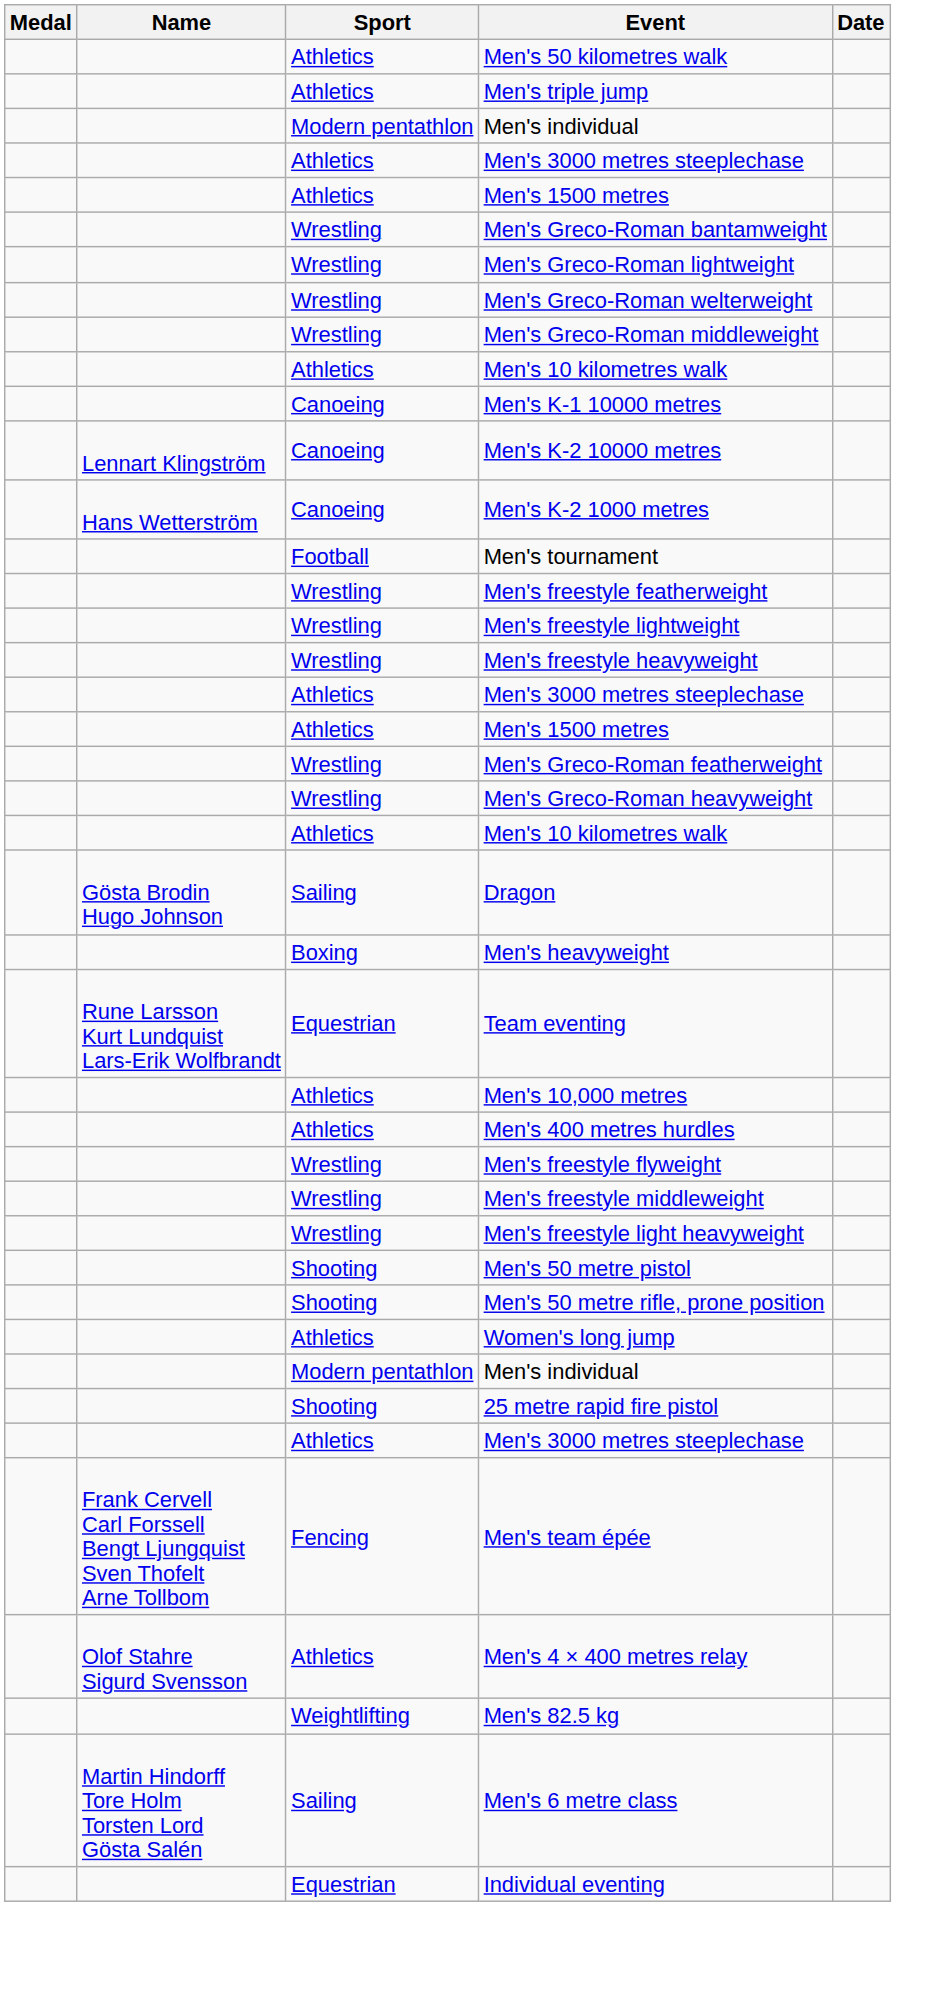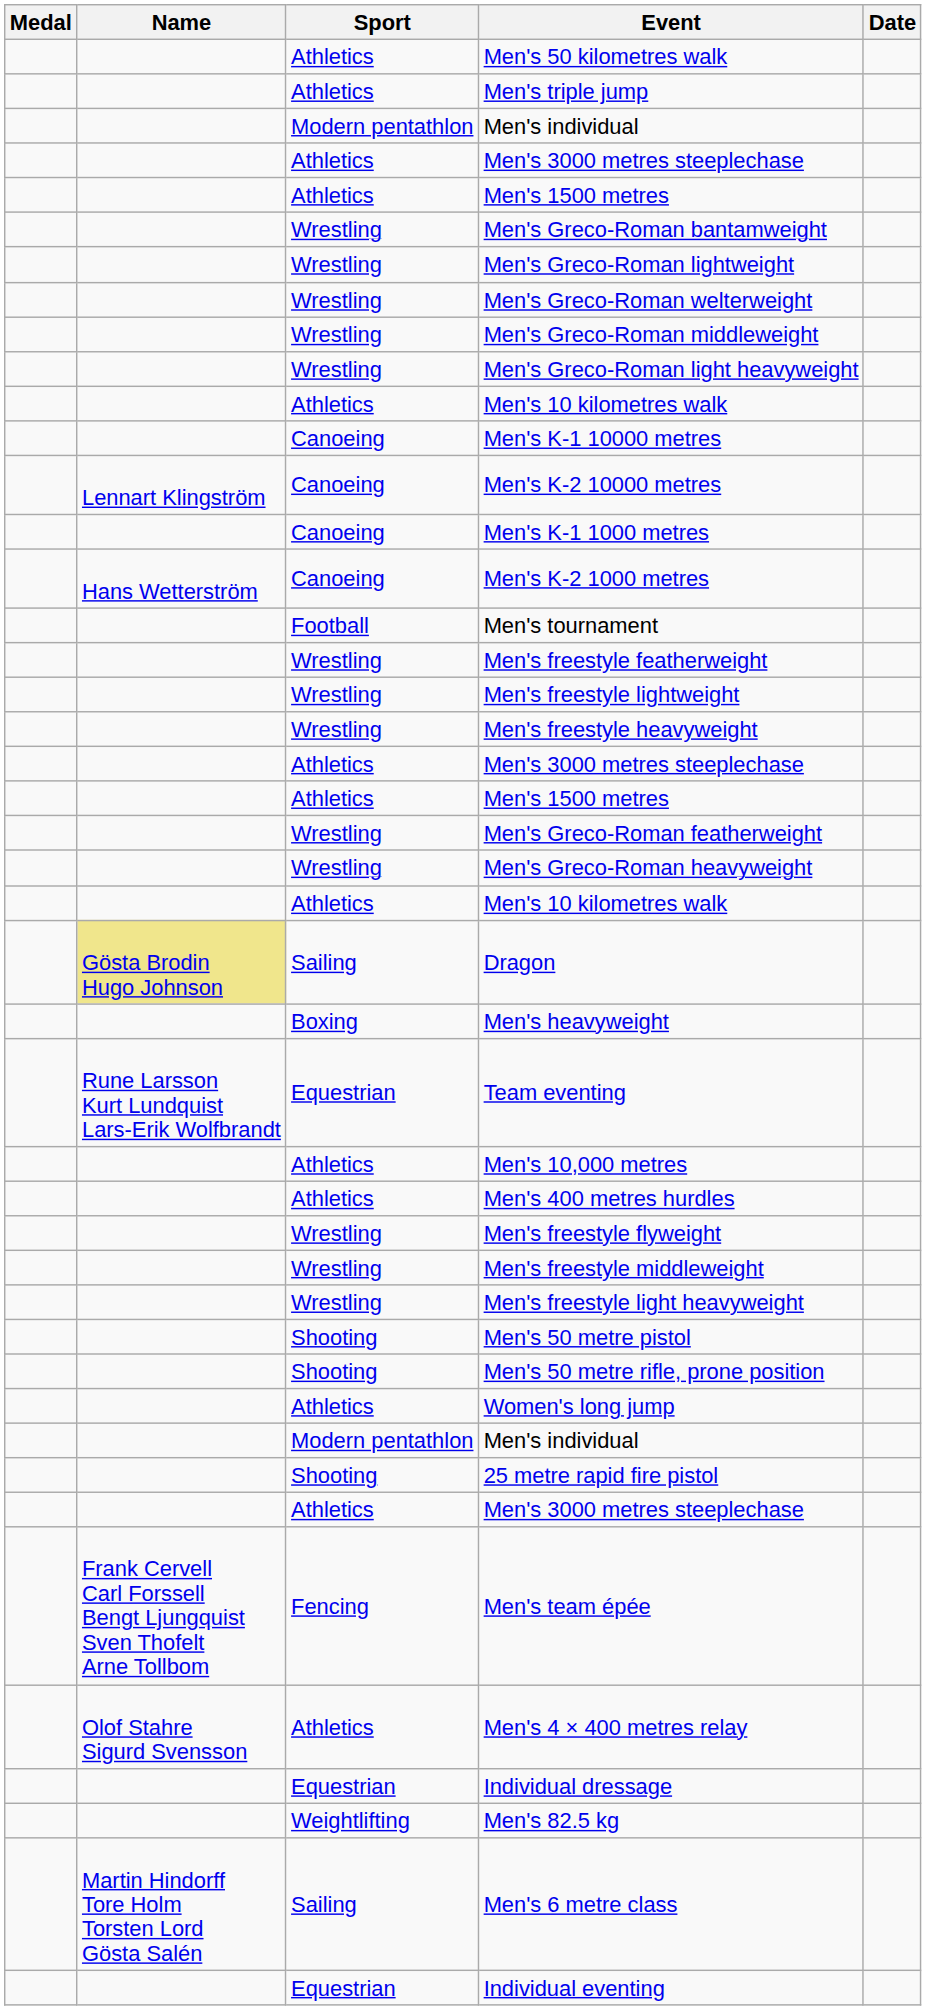+ row: (336, 369)
+ row: (338, 532)
(152, 905) no background -> (152, 974) khaki background
+ row: (343, 1786)
